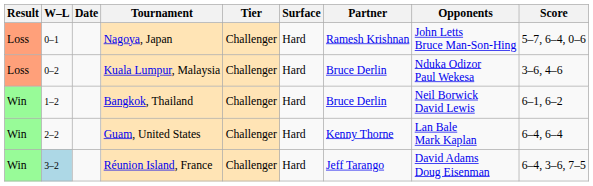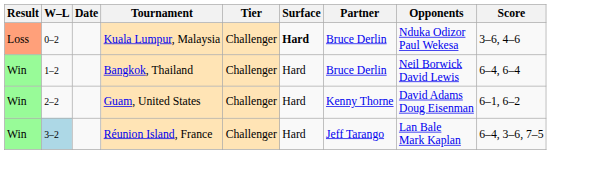- row: (138, 38)
(294, 70) normal -> (296, 38) bold
(542, 102) 6–1, 6–2 -> (500, 70) 6–4, 6–4
(446, 133) Lan Bale Mark Kaplan -> (436, 102) David Adams Doug Eisenman
(542, 133) 6–4, 6–4 -> (500, 102) 6–1, 6–2
(452, 165) David Adams Doug Eisenman -> (430, 133) Lan Bale Mark Kaplan
